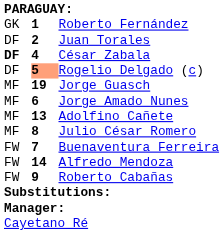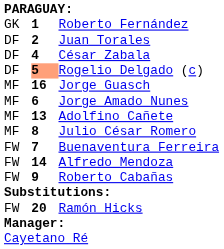(12, 56) bold -> (12, 56) normal
(39, 86) 19 -> (39, 86) 16
+ row: (101, 208)
